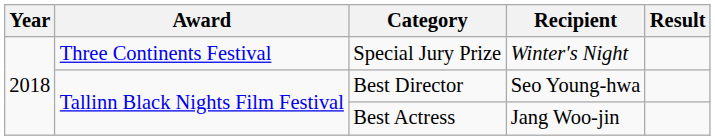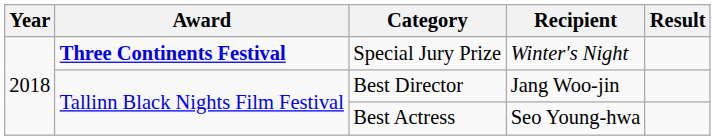(166, 53) normal -> (173, 53) bold
(576, 85) Seo Young-hwa -> (565, 85) Jang Woo-jin
(565, 118) Jang Woo-jin -> (576, 118) Seo Young-hwa
